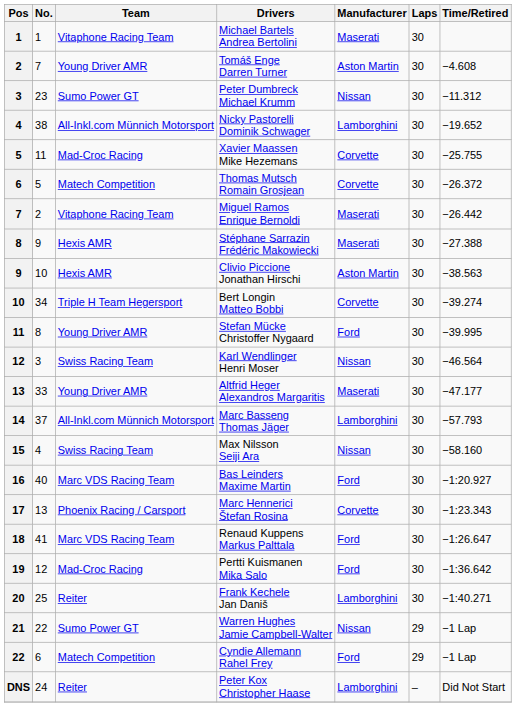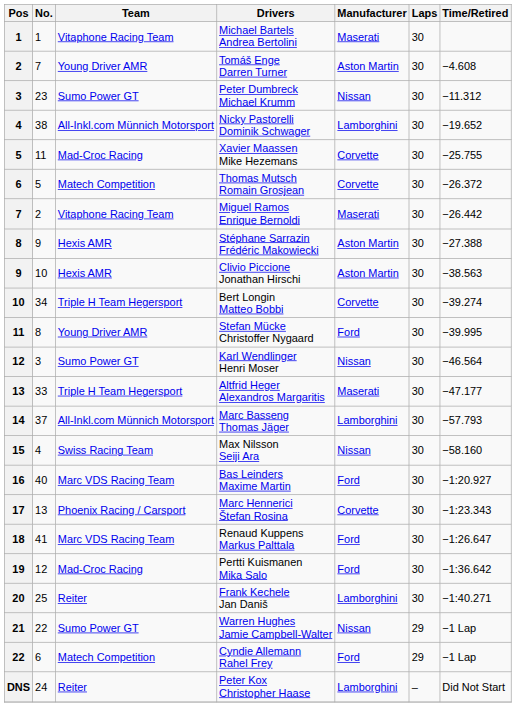(358, 244) Maserati -> (368, 244) Aston Martin
(105, 362) Swiss Racing Team -> (98, 362) Sumo Power GT
(103, 391) Young Driver AMR -> (120, 391) Triple H Team Hegersport
